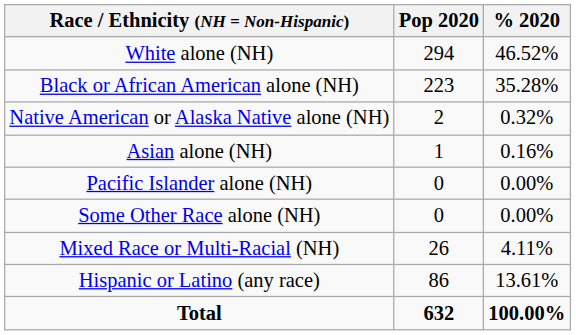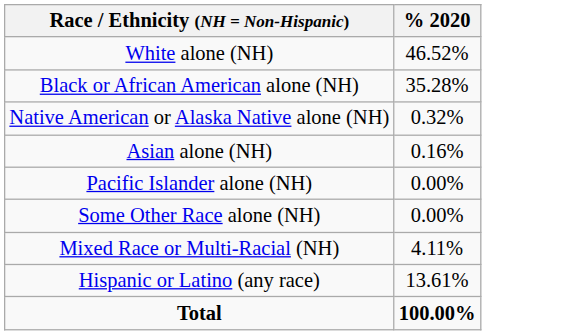- column: (439, 20)
